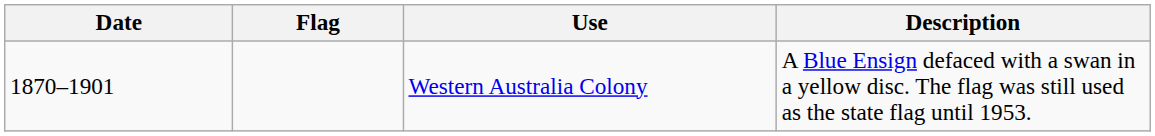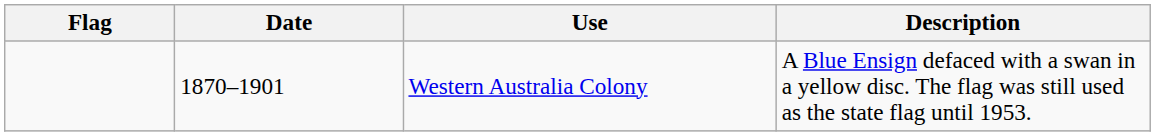columns swapped: (318, 22) <-> (119, 22)
